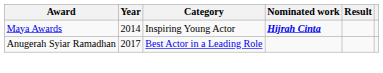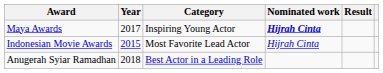(131, 28) 2014 -> (131, 28) 2017
+ row: (59, 44)
(131, 44) 2017 -> (131, 60) 2018
